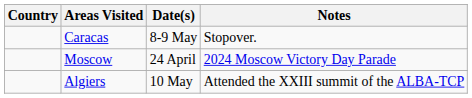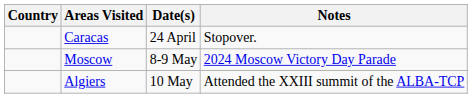(174, 37) 8-9 May -> (173, 37) 24 April
(173, 59) 24 April -> (174, 59) 8-9 May
